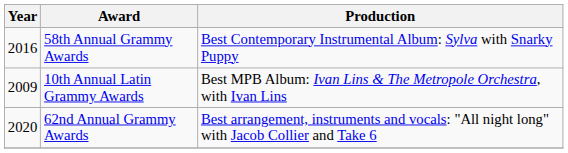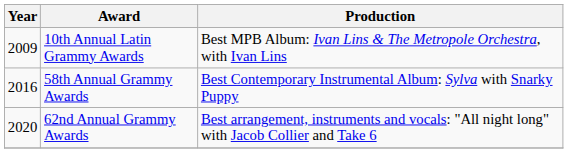rows swapped: (98, 87) <-> (108, 47)
